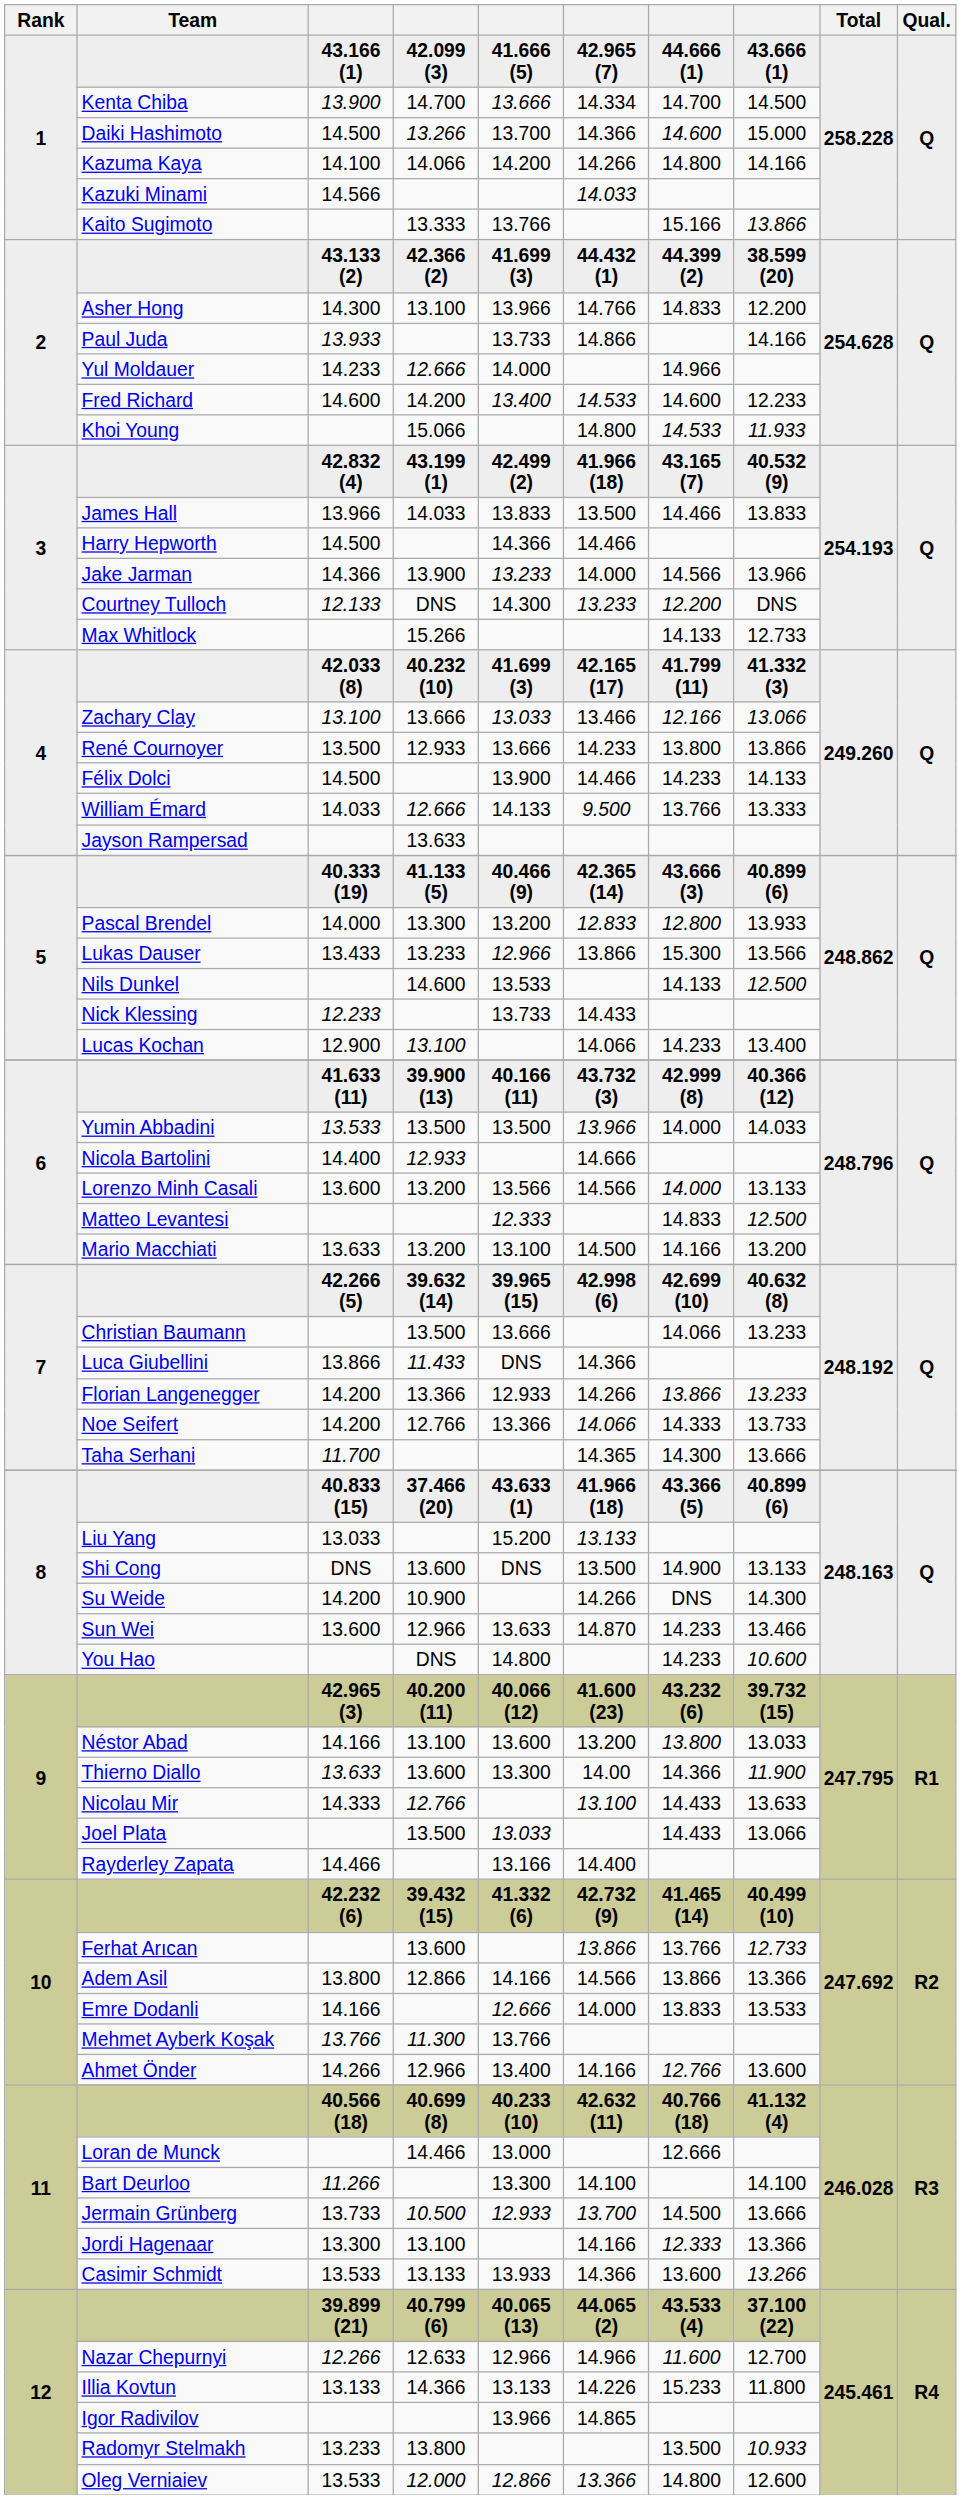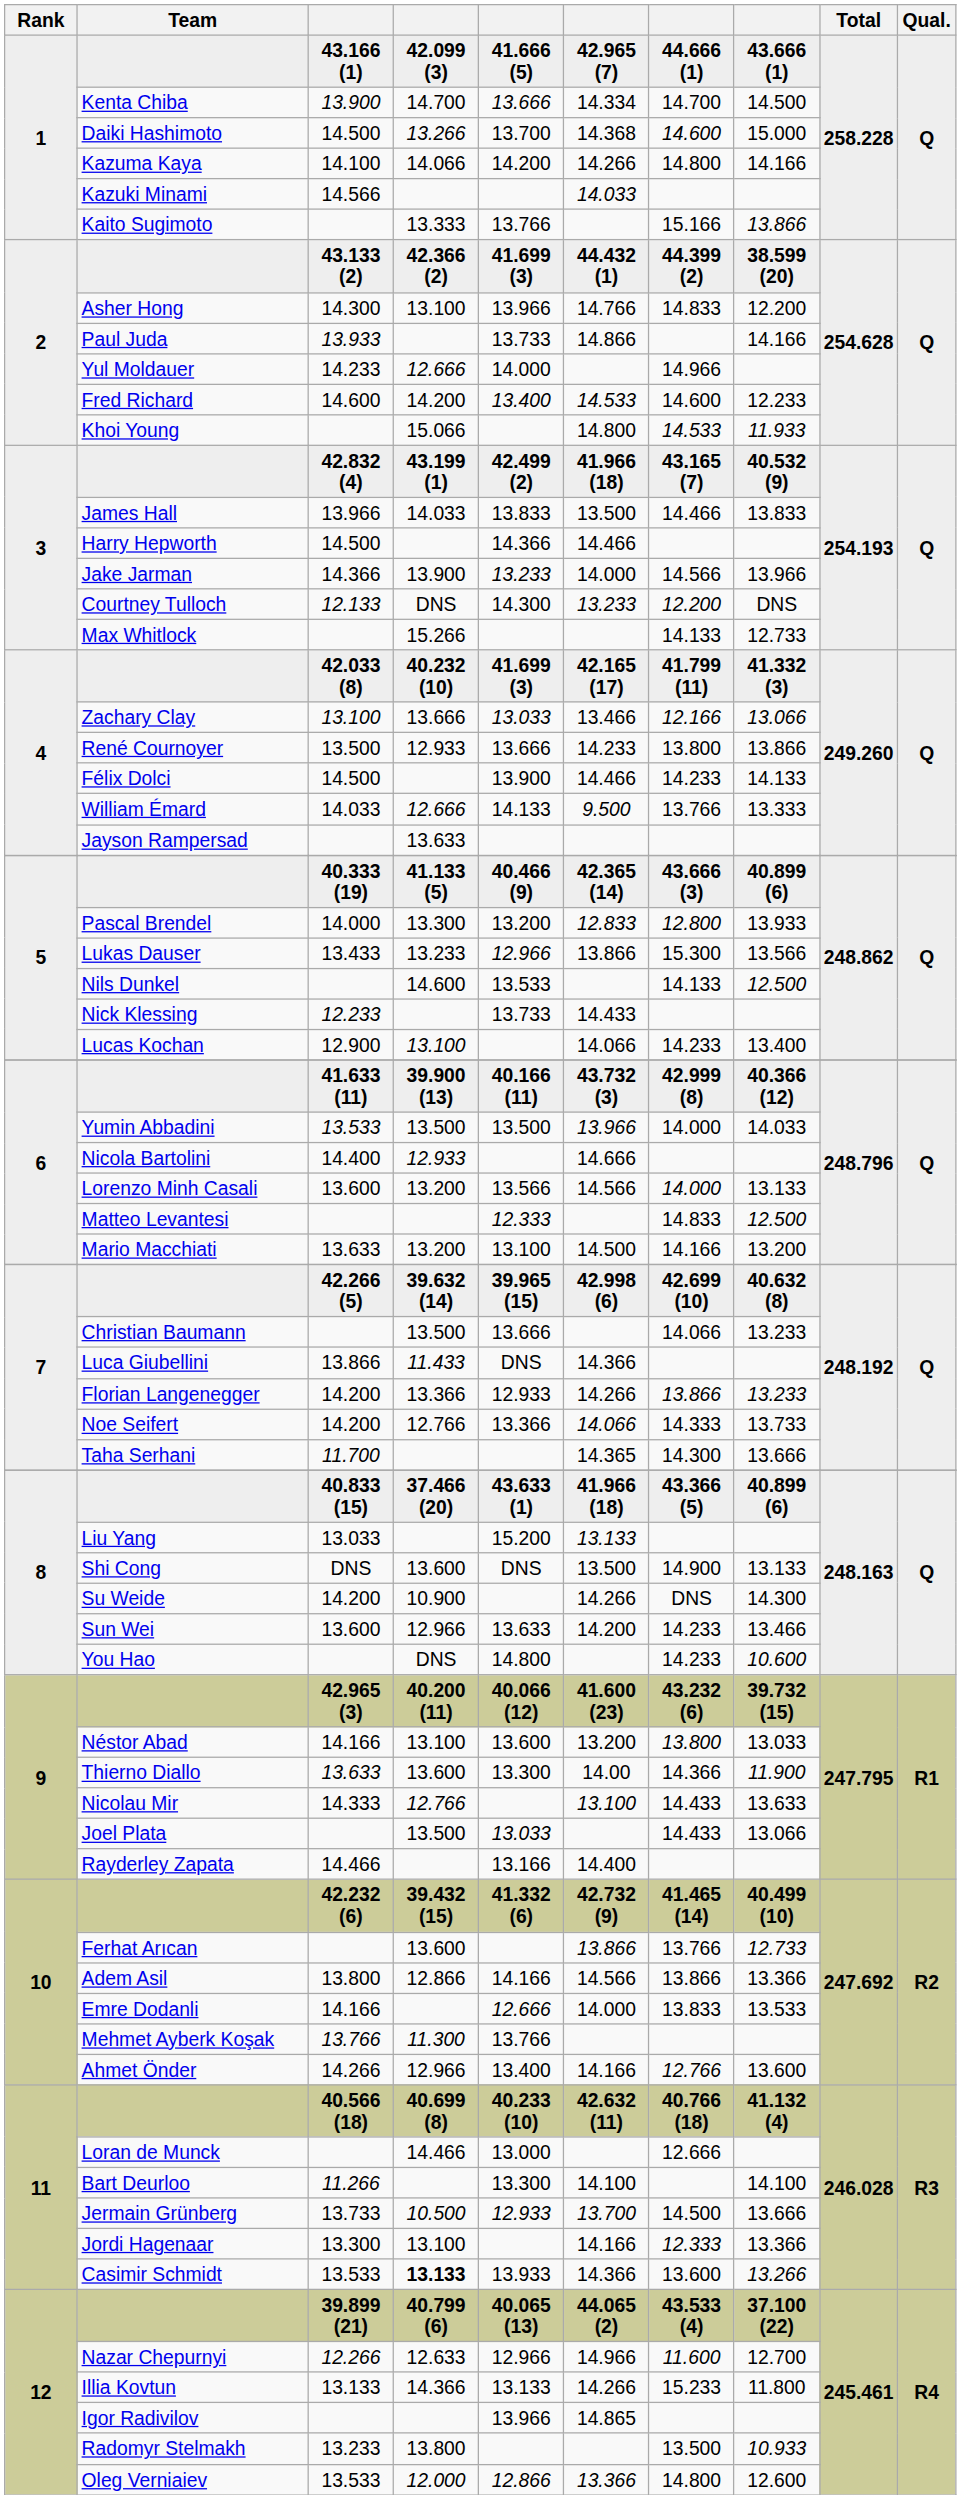(606, 133) 14.366 -> (606, 133) 14.368
(606, 1629) 14.870 -> (606, 1629) 14.200
(436, 2275) normal -> (436, 2275) bold
(606, 2388) 14.226 -> (606, 2388) 14.266
